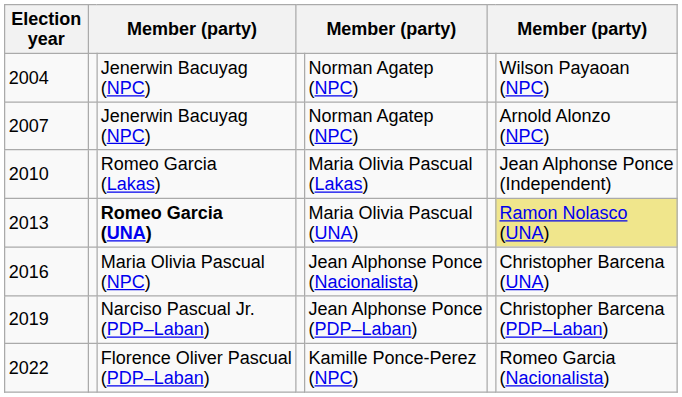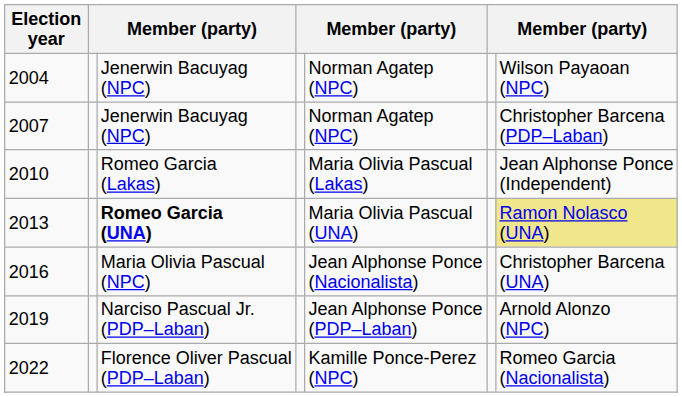(555, 126) Arnold Alonzo (NPC) -> (582, 126) Christopher Barcena (PDP–Laban)
(582, 320) Christopher Barcena (PDP–Laban) -> (555, 320) Arnold Alonzo (NPC)
